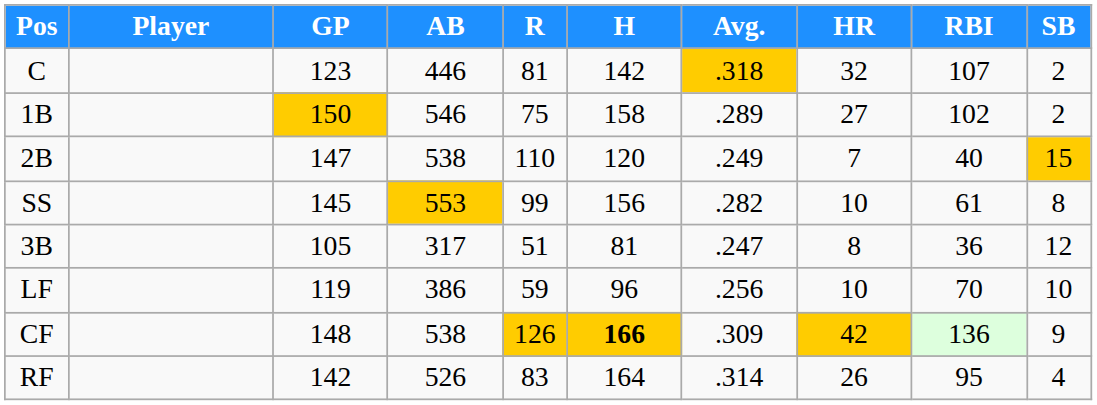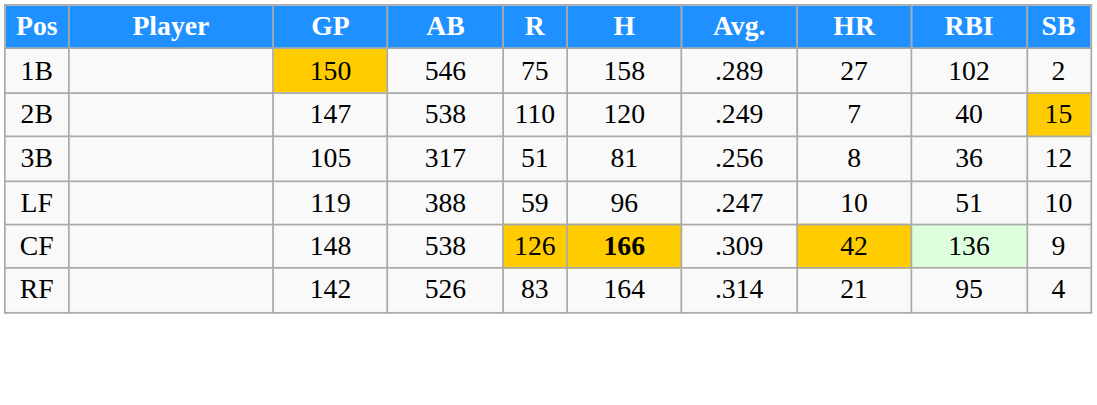- row: (37, 70)
- row: (37, 202)
(739, 245) .247 -> (739, 158) .256
(445, 289) 386 -> (445, 202) 388
(739, 289) .256 -> (739, 202) .247
(969, 289) 70 -> (969, 202) 51
(854, 377) 26 -> (854, 289) 21
